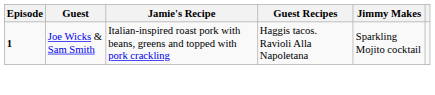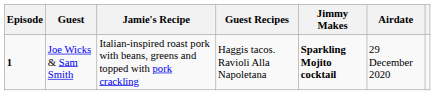+ column: (396, 19)
(388, 43) normal -> (323, 62) bold
